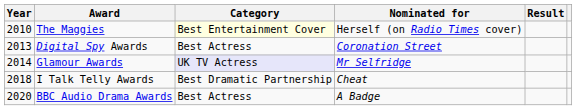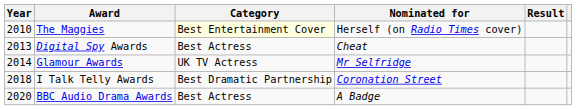(389, 46) Coronation Street -> (352, 46) Cheat
(218, 63) lavender background -> (218, 63) no background
(352, 80) Cheat -> (389, 80) Coronation Street
